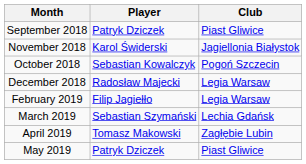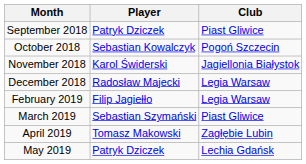rows swapped: (47, 64) <-> (47, 47)
(238, 116) Lechia Gdańsk -> (232, 116) Piast Gliwice
(232, 151) Piast Gliwice -> (238, 151) Lechia Gdańsk
